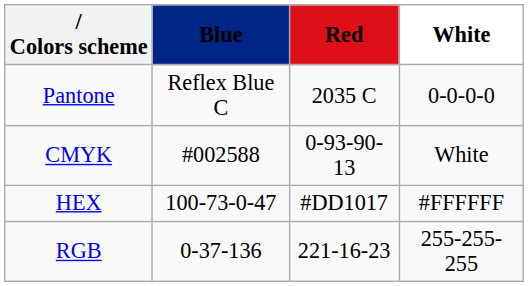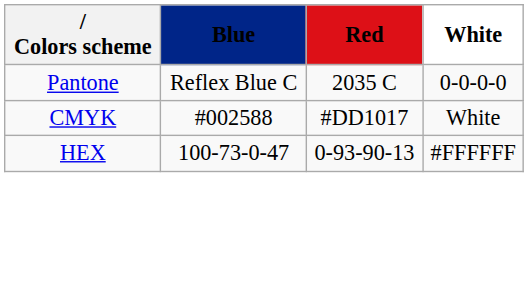(344, 155) 0-93-90-13 -> (364, 117) #DD1017
(344, 203) #DD1017 -> (364, 152) 0-93-90-13
- row: (79, 250)
